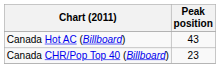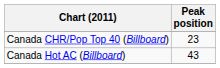rows swapped: (88, 55) <-> (66, 39)
